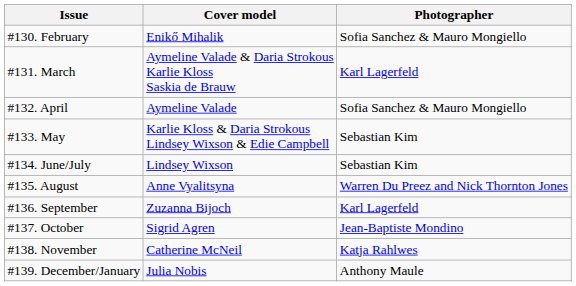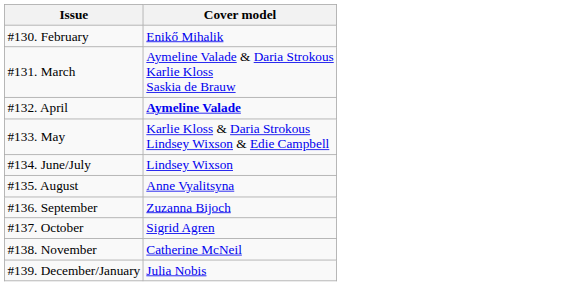- column: (454, 15)
(192, 108) normal -> (194, 108) bold
